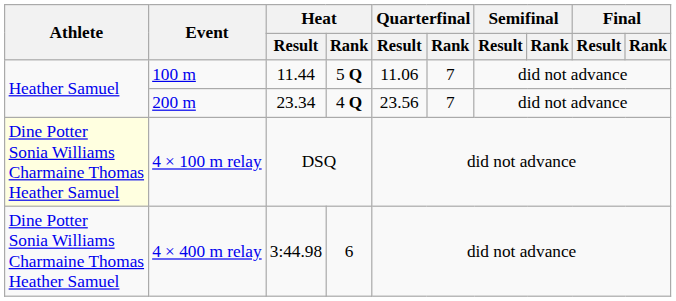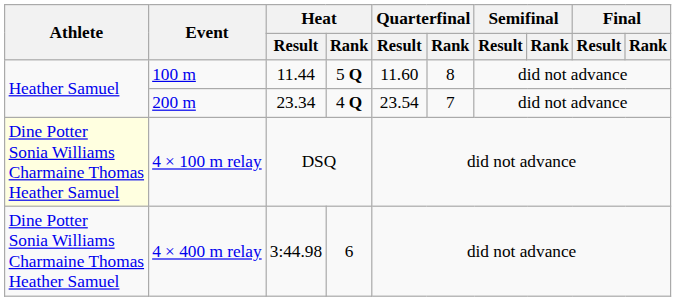(399, 74) 11.06 -> (399, 74) 11.60
(450, 74) 7 -> (450, 74) 8
(399, 103) 23.56 -> (399, 103) 23.54
